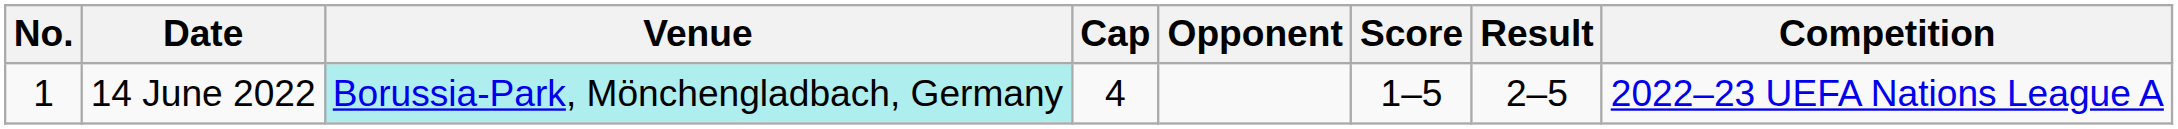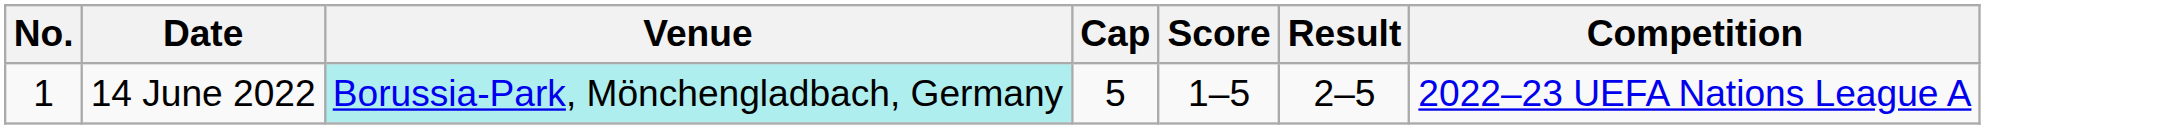- column: (1255, 33)
(1115, 92) 4 -> (1115, 92) 5
